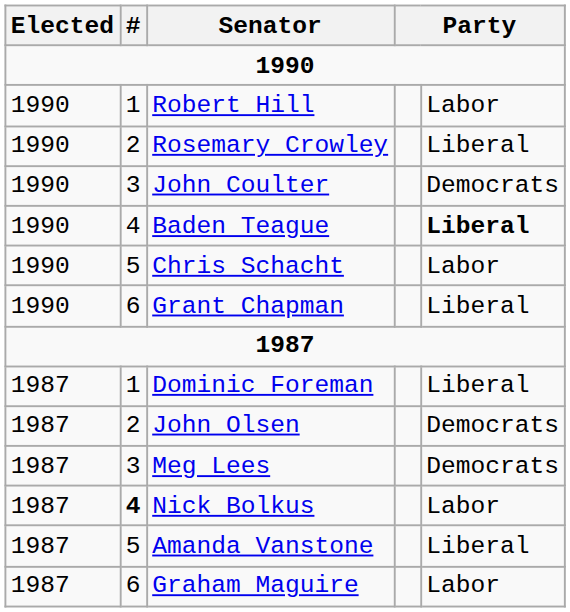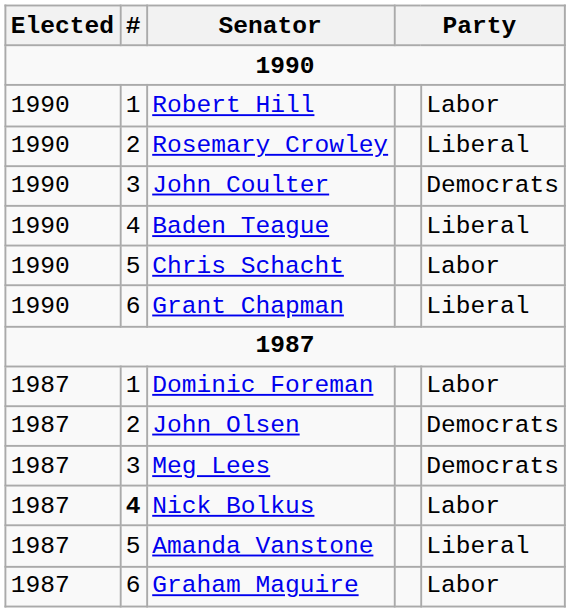(478, 226) bold -> (478, 226) normal
(478, 386) Liberal -> (463, 386) Labor
